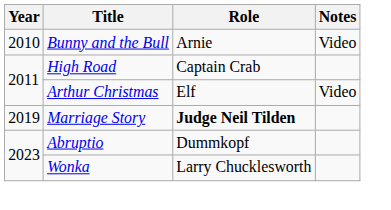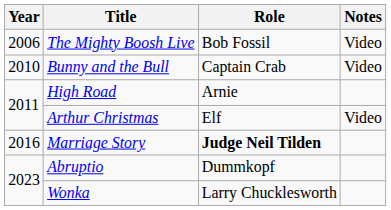+ row: (121, 42)
(194, 42) Arnie -> (244, 67) Captain Crab
(218, 67) Captain Crab -> (220, 92) Arnie
(24, 117) 2019 -> (24, 142) 2016
